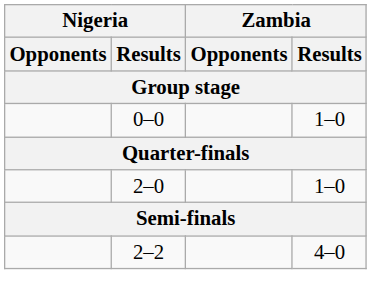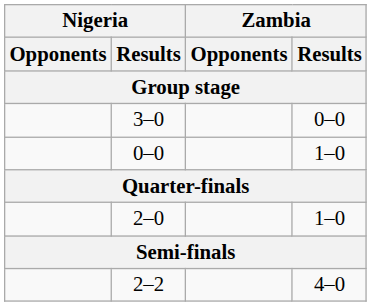+ row: (149, 119)
